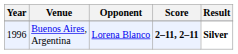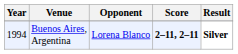(17, 35) 1996 -> (17, 35) 1994
